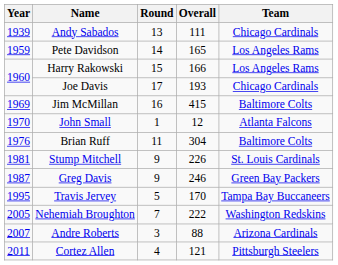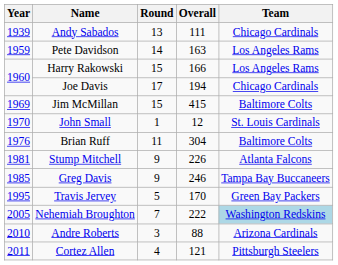(197, 50) 165 -> (197, 50) 163
(197, 86) 193 -> (197, 86) 194
(157, 104) 16 -> (157, 104) 15
(276, 123) Atlanta Falcons -> (276, 123) St. Louis Cardinals
(276, 159) St. Louis Cardinals -> (276, 159) Atlanta Falcons
(19, 178) 1987 -> (19, 178) 1985
(276, 178) Green Bay Packers -> (276, 178) Tampa Bay Buccaneers
(276, 196) Tampa Bay Buccaneers -> (276, 196) Green Bay Packers
(276, 214) no background -> (276, 214) lightblue background
(19, 232) 2007 -> (19, 232) 2010
